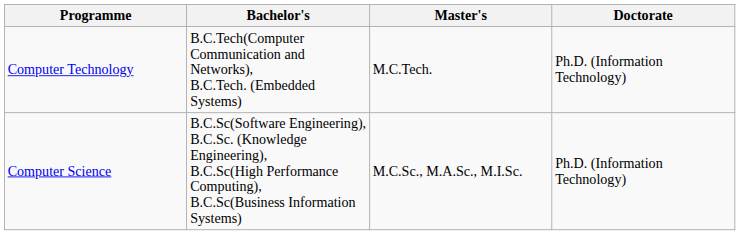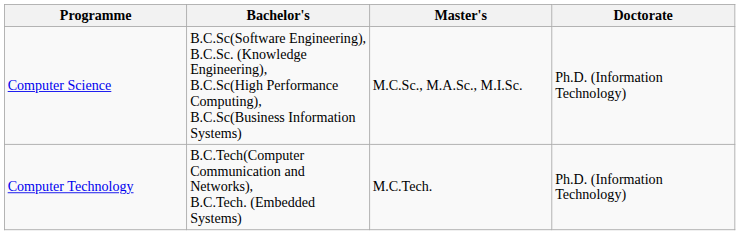rows swapped: (59, 171) <-> (71, 69)
